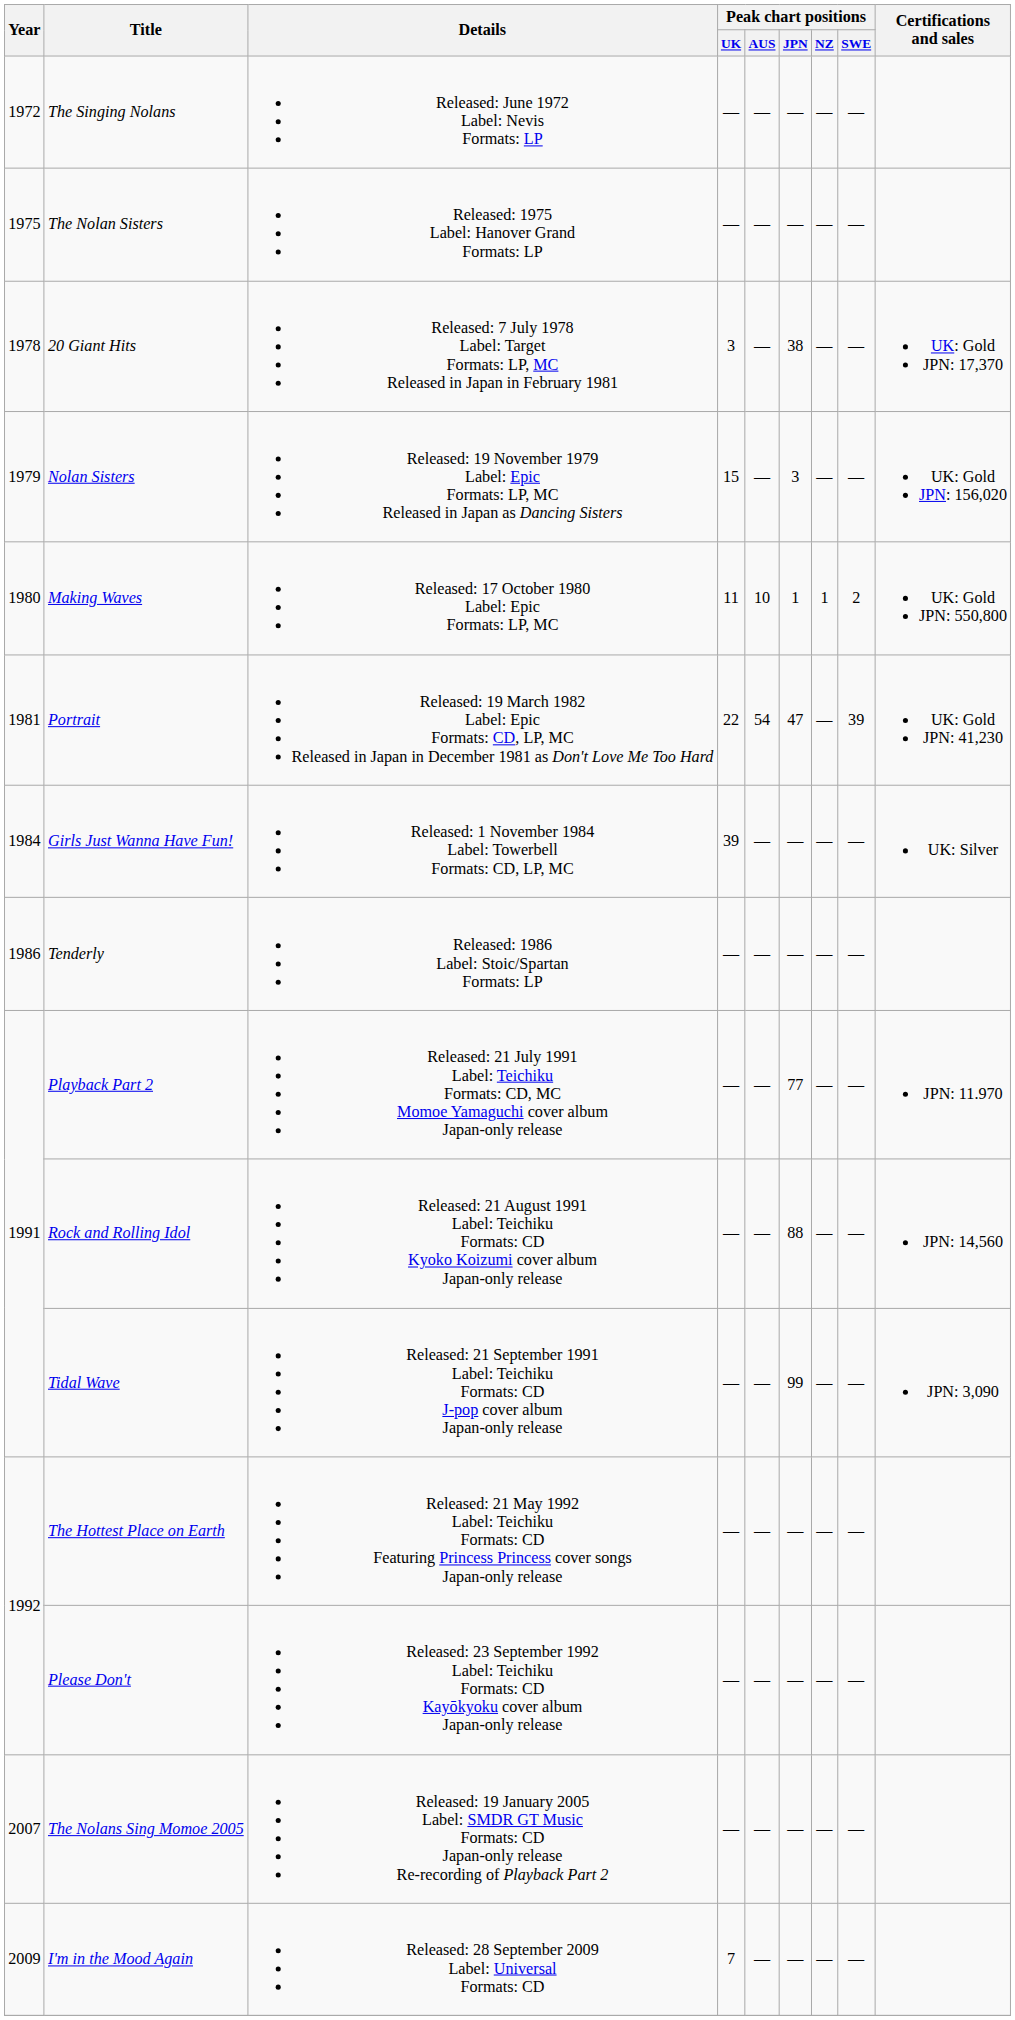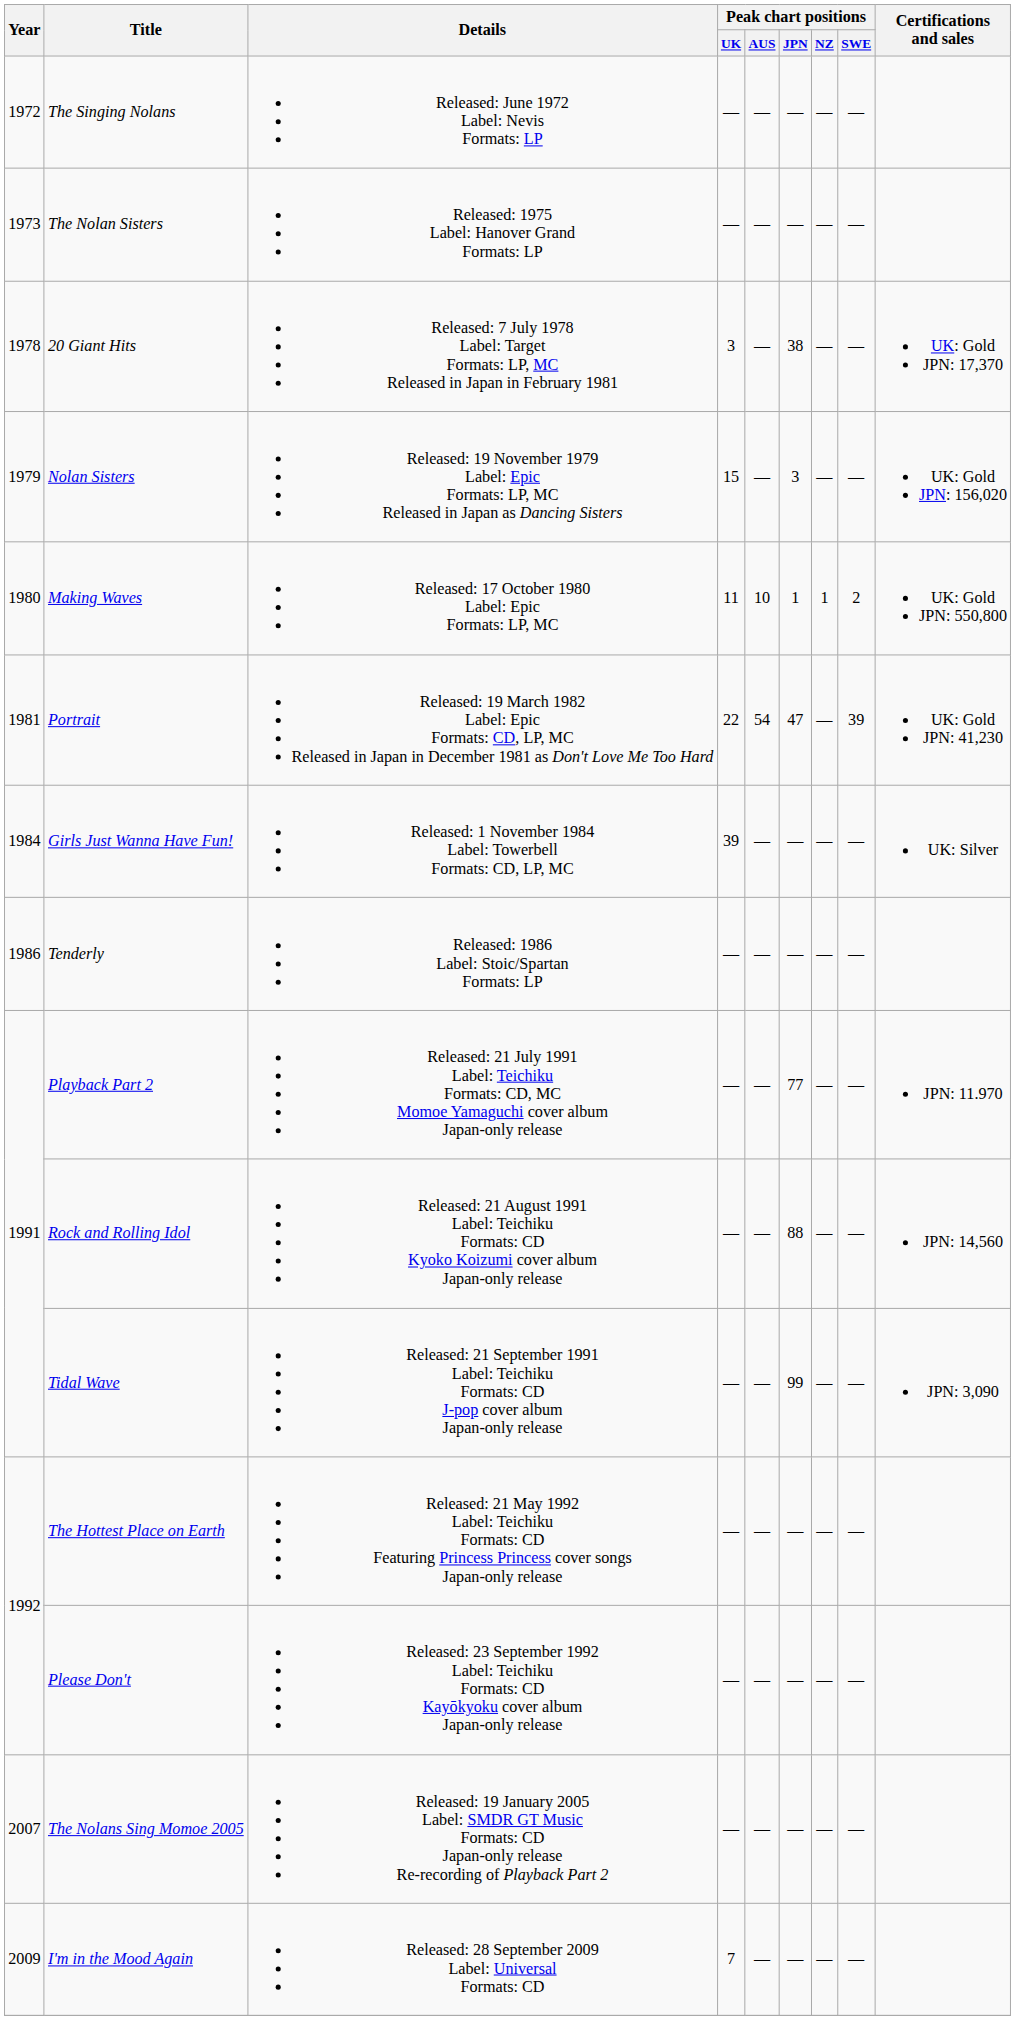(24, 224) 1975 -> (24, 224) 1973
